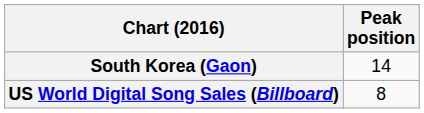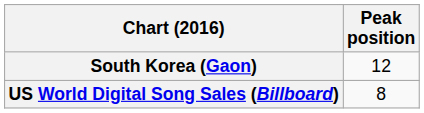(381, 66) 14 -> (381, 66) 12
